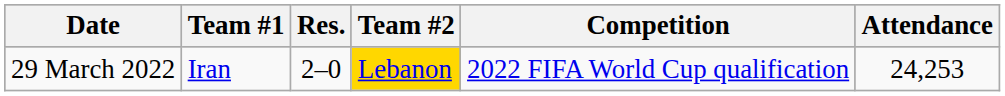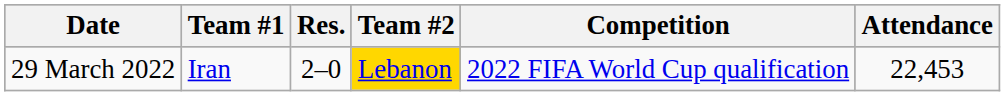(927, 68) 24,253 -> (927, 68) 22,453
